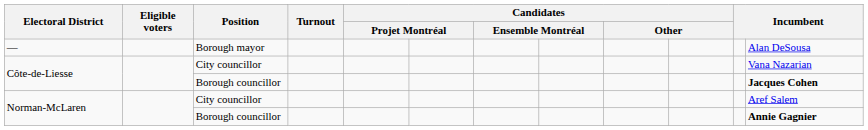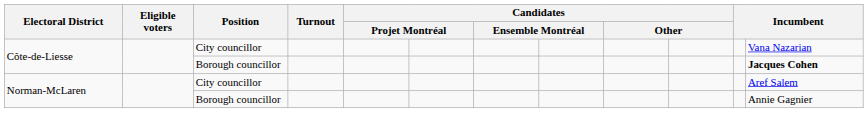- row: (12, 47)
(782, 116) bold -> (780, 99) normal
